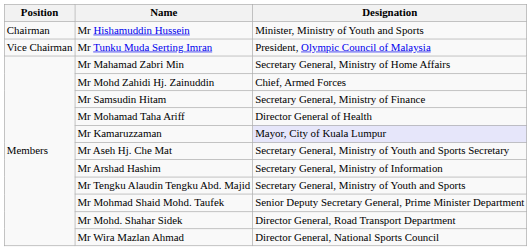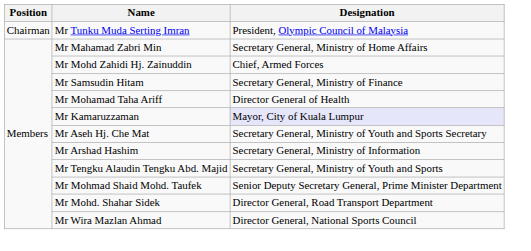- row: (134, 30)
(40, 47) Vice Chairman -> (28, 30) Chairman
